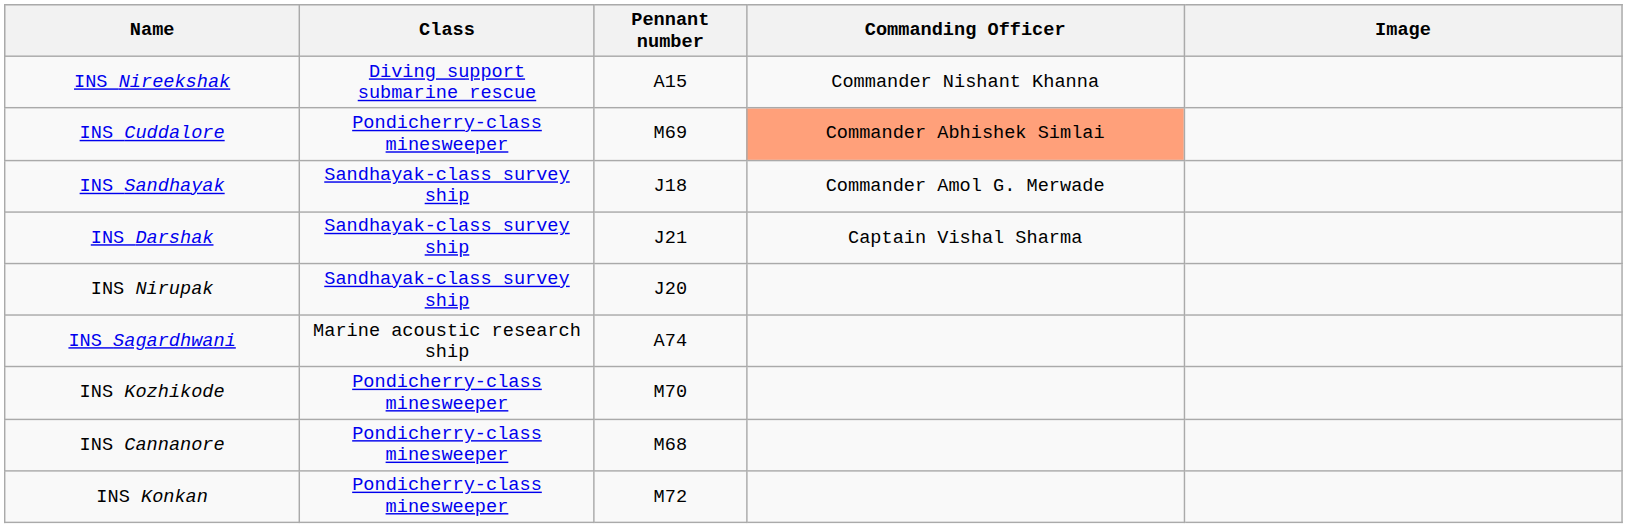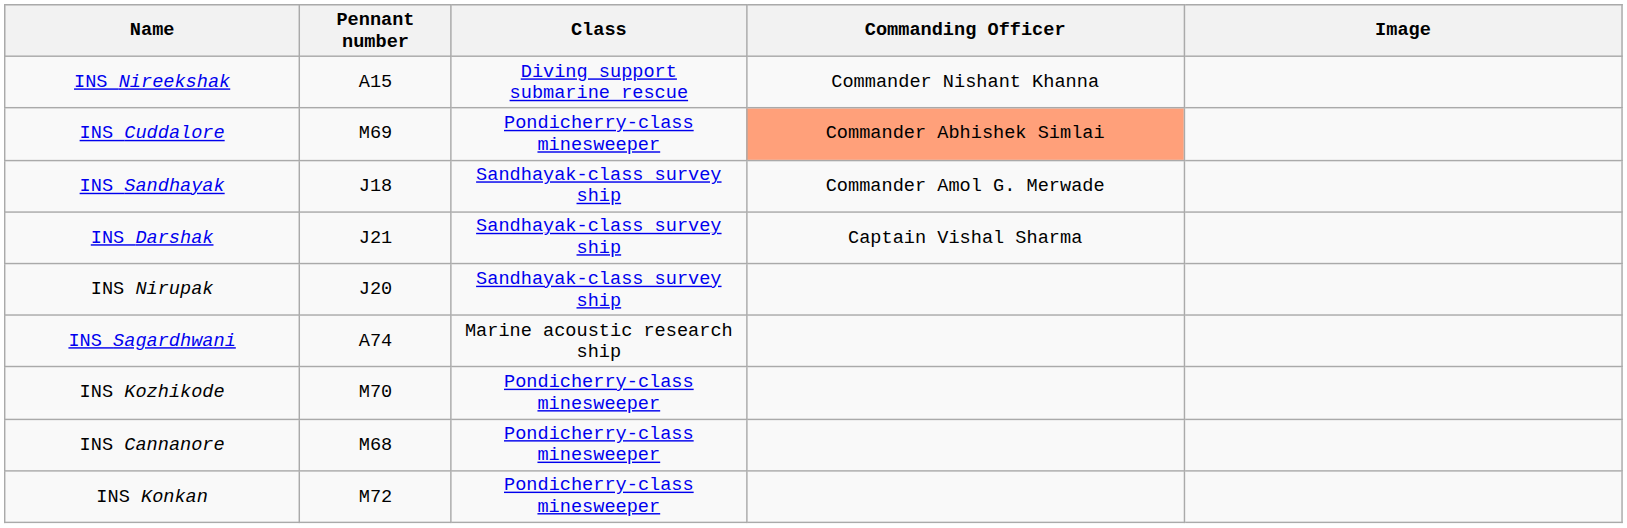columns swapped: (447, 31) <-> (670, 31)
